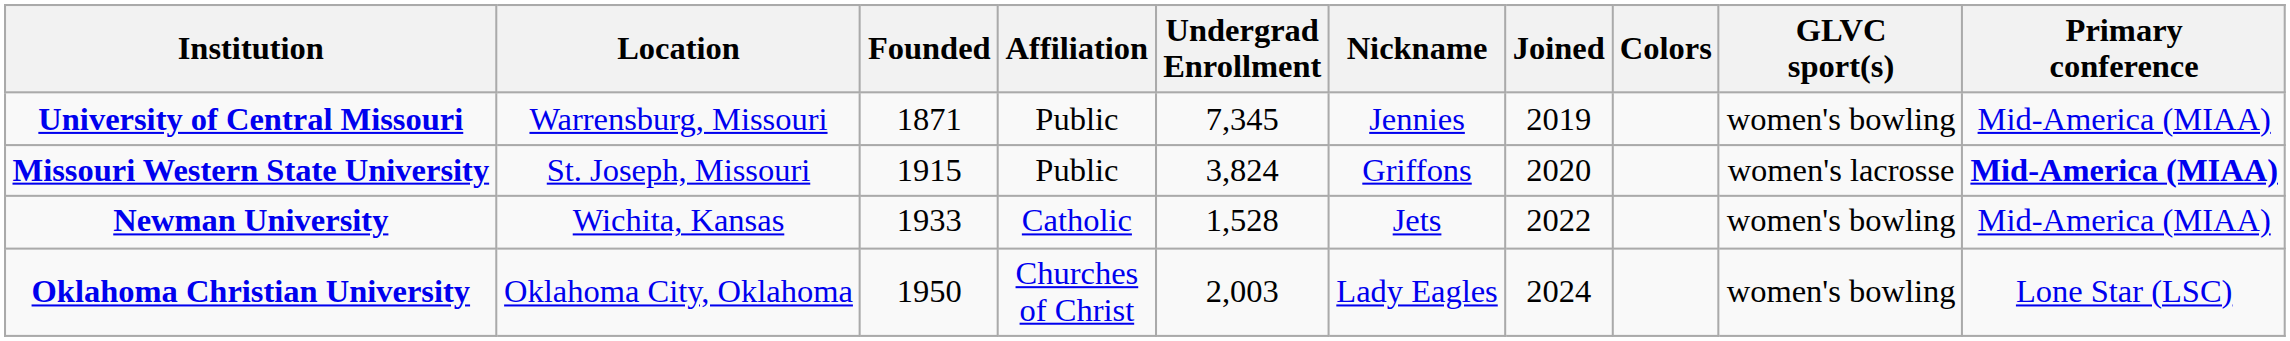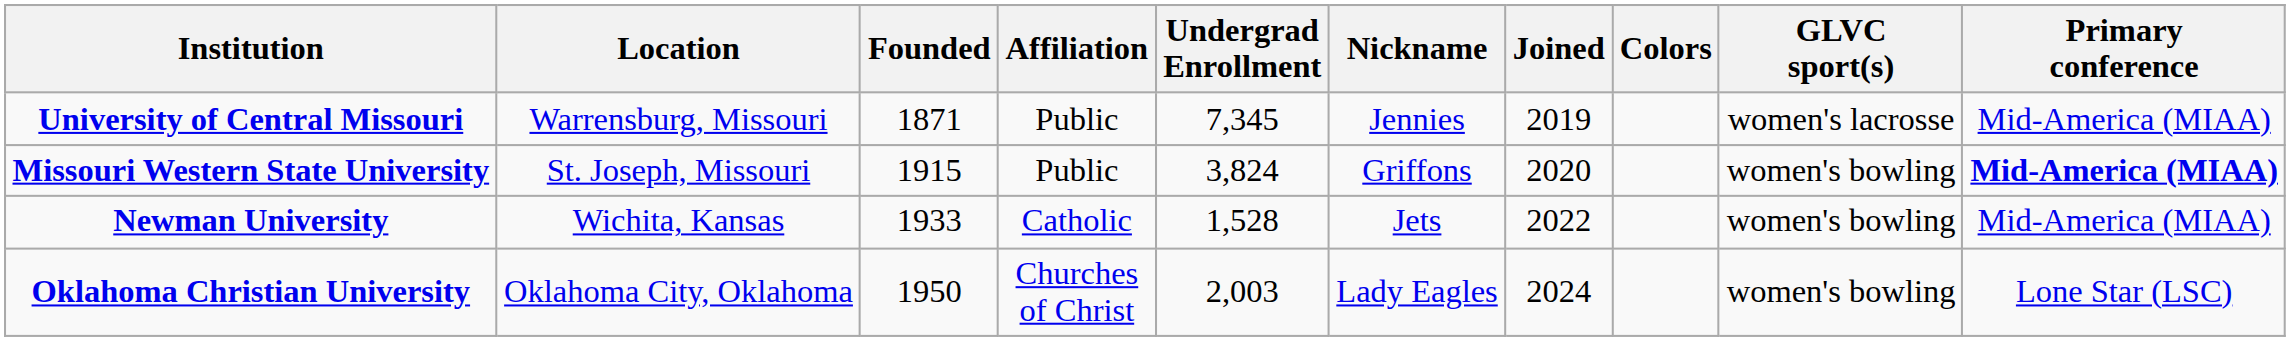(1841, 118) women's bowling -> (1841, 118) women's lacrosse
(1841, 169) women's lacrosse -> (1841, 169) women's bowling
